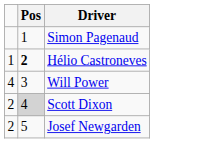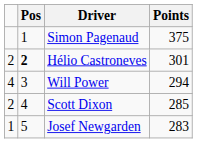+ column: (171, 15)
(11, 60) 1 -> (11, 60) 2
(24, 105) lightgrey background -> (24, 105) no background
(11, 127) 2 -> (11, 127) 1
